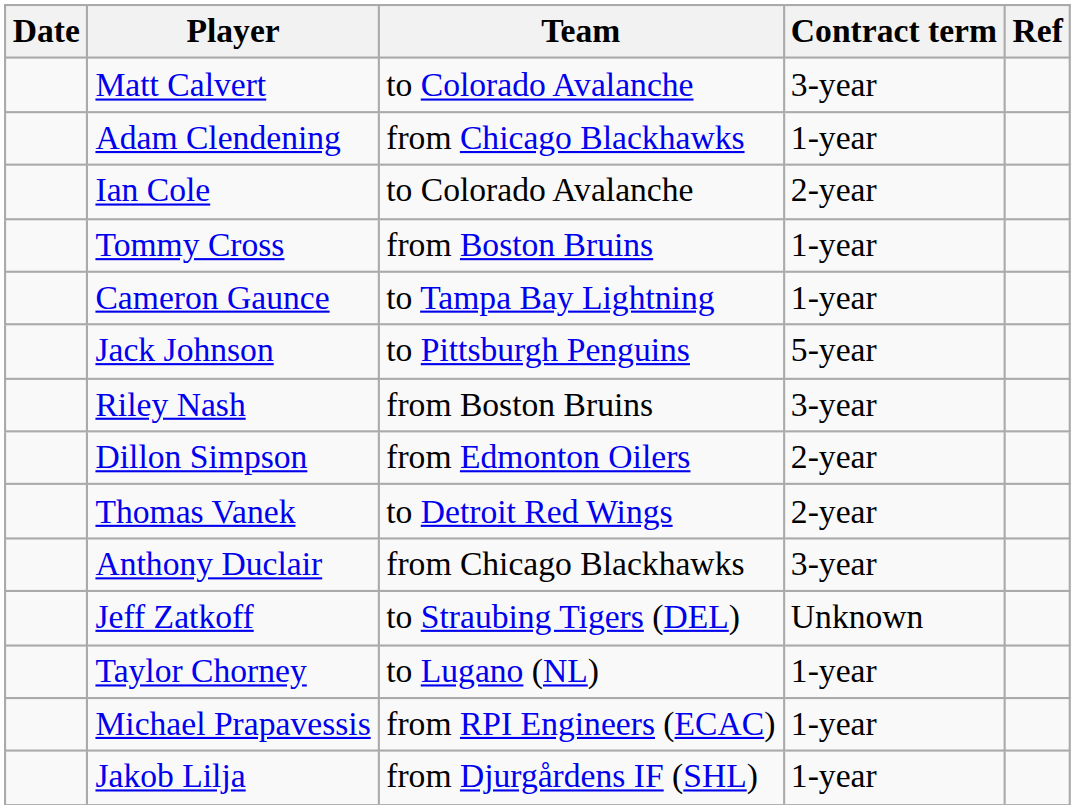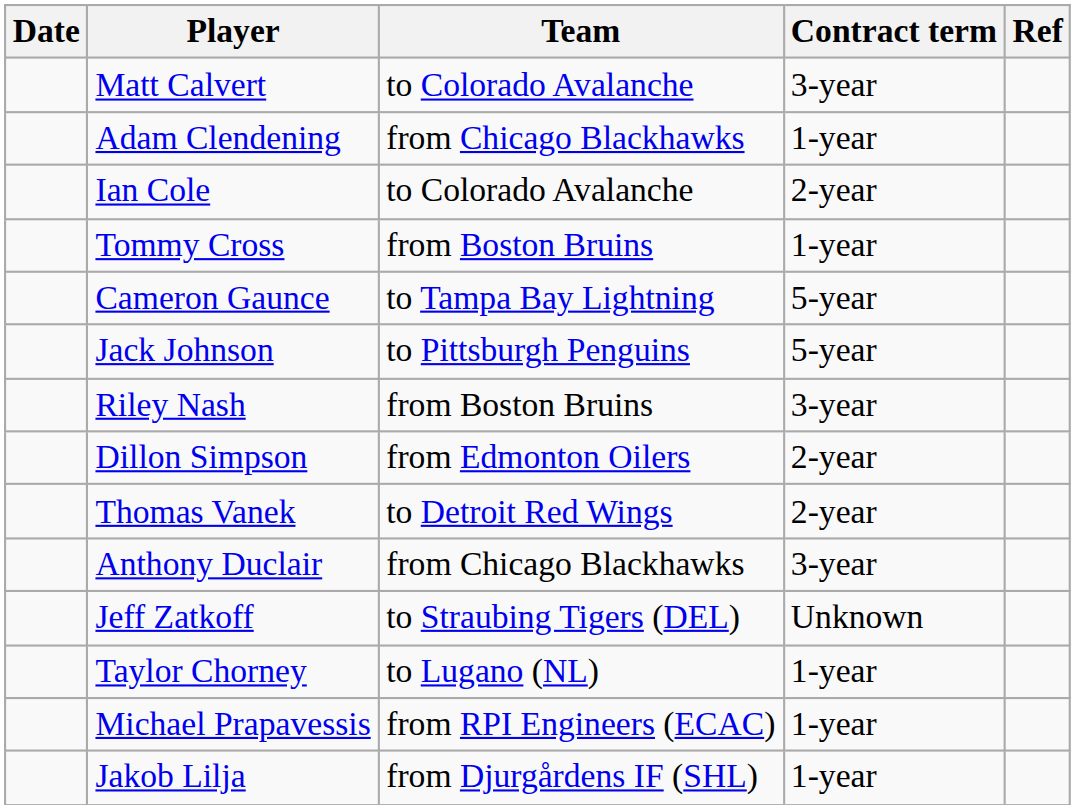(834, 297) 1-year -> (834, 297) 5-year
